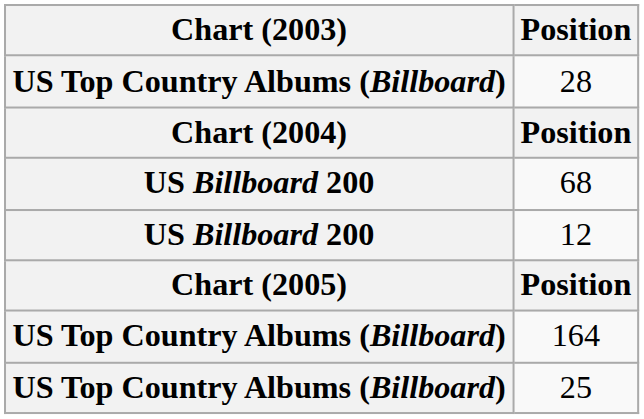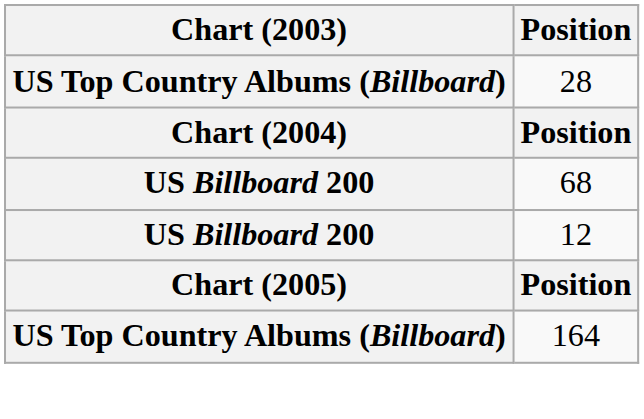- row: (576, 387)
